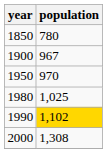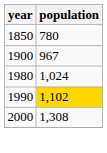- row: (20, 76)
(54, 96) 1,025 -> (54, 76) 1,024
